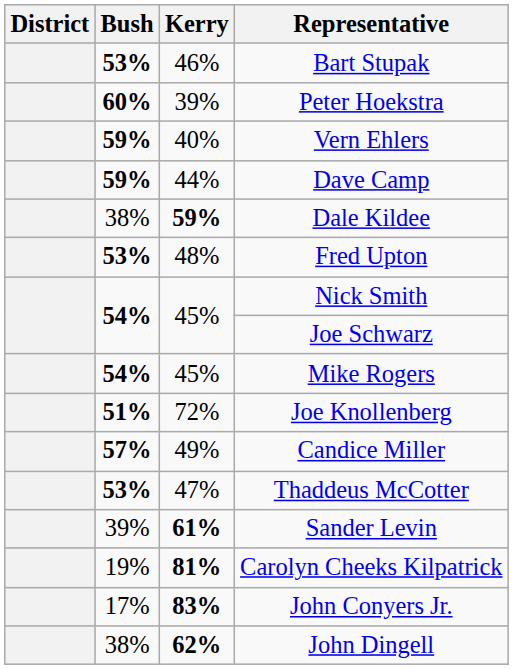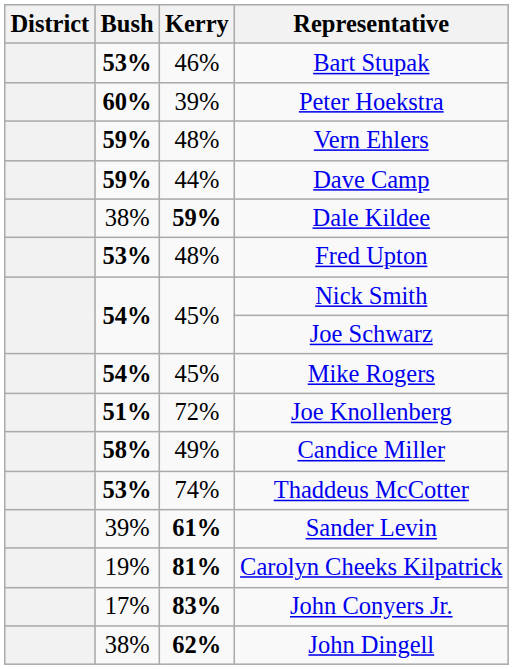(197, 140) 40% -> (197, 140) 48%
(127, 450) 57% -> (127, 450) 58%
(197, 489) 47% -> (197, 489) 74%
